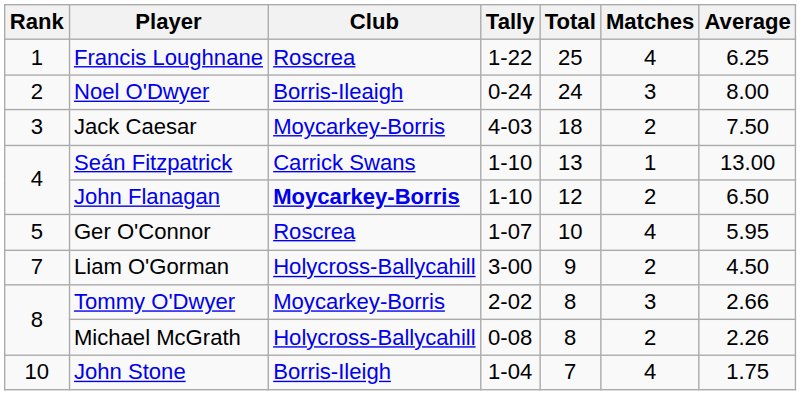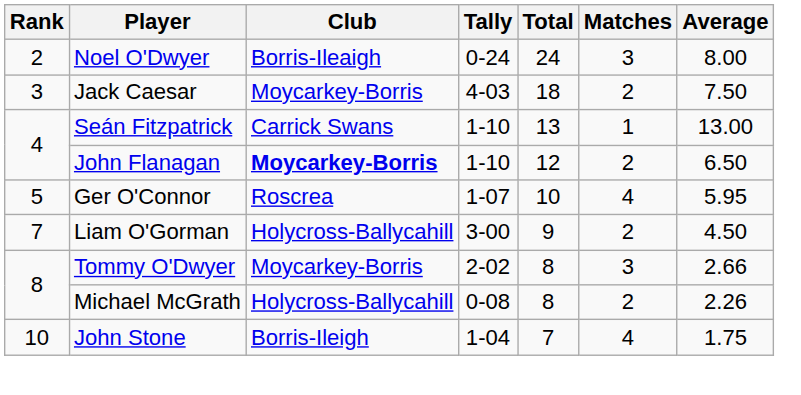- row: (168, 57)
